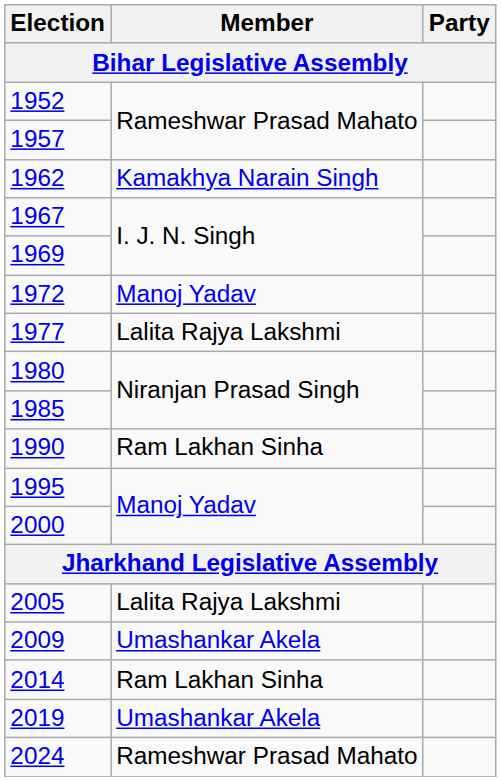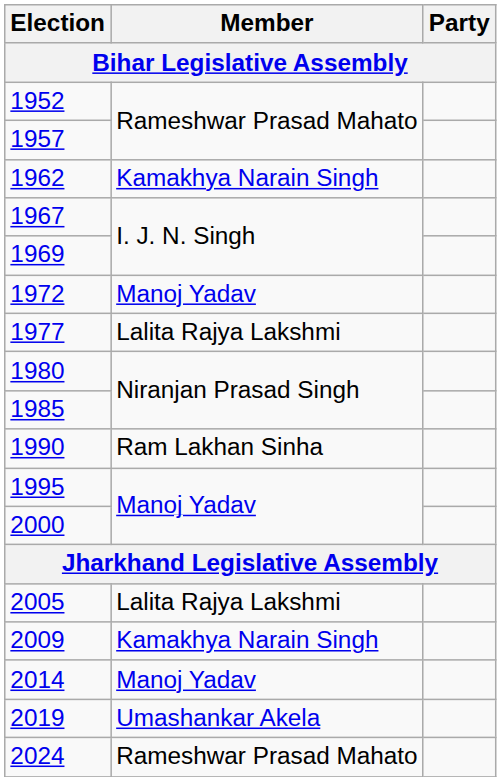(218, 640) Umashankar Akela -> (247, 640) Kamakhya Narain Singh
(220, 679) Ram Lakhan Sinha -> (186, 679) Manoj Yadav
